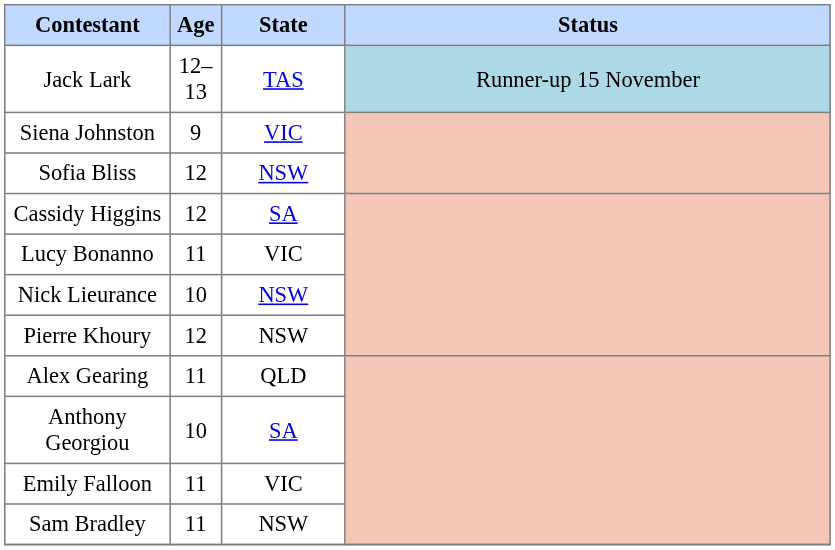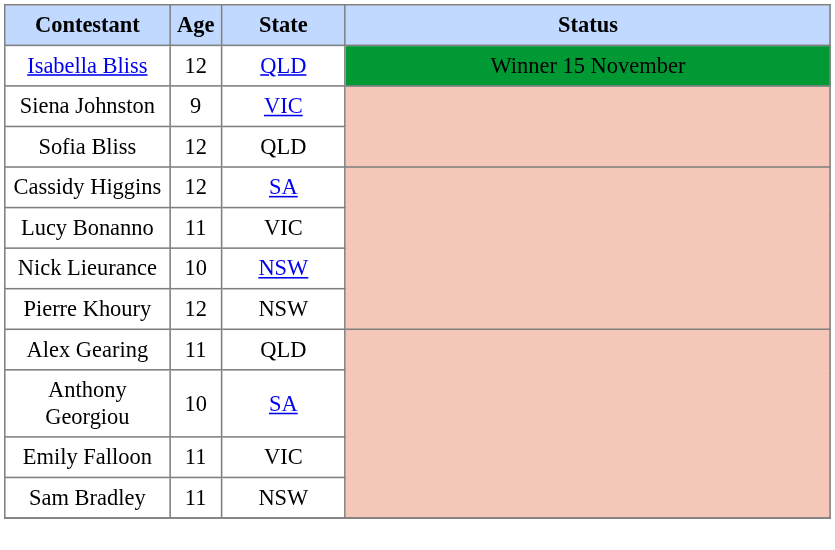+ row: (87, 65)
- row: (87, 78)
(283, 172) NSW -> (283, 146) QLD
